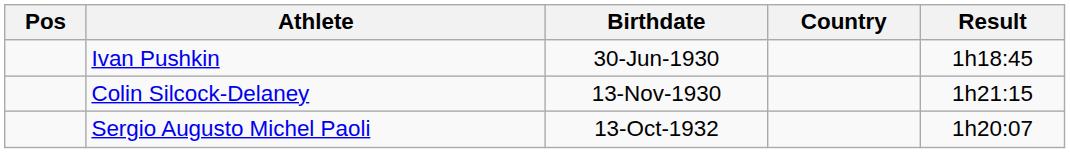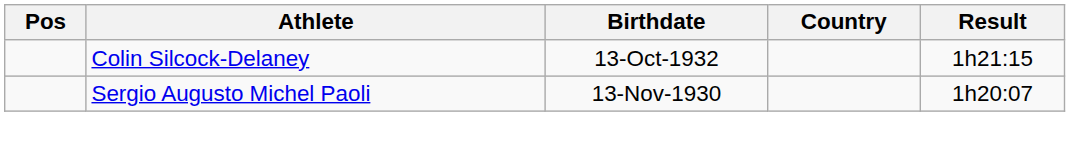- row: (156, 57)
(656, 93) 13-Nov-1930 -> (656, 57) 13-Oct-1932
(656, 128) 13-Oct-1932 -> (656, 93) 13-Nov-1930
